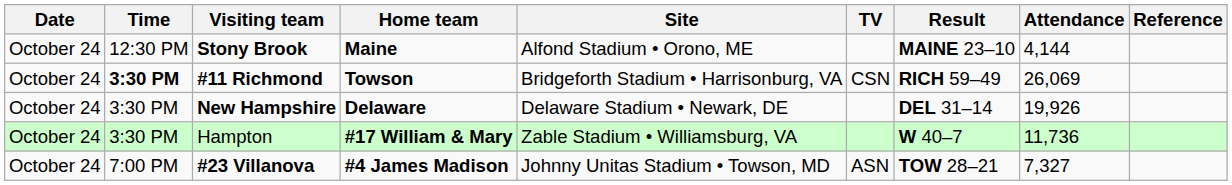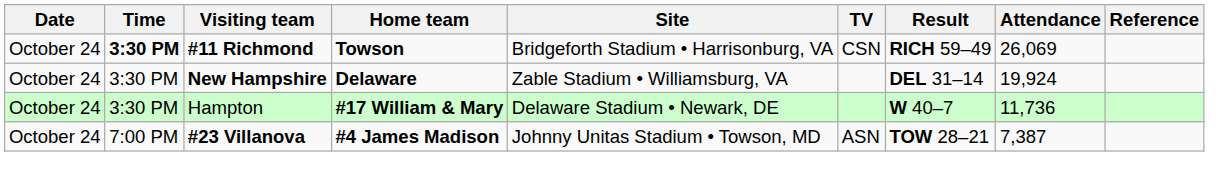- row: (252, 49)
(655, 108) Delaware Stadium • Newark, DE -> (650, 78) Zable Stadium • Williamsburg, VA
(1052, 108) 19,926 -> (1028, 78) 19,924
(659, 137) Zable Stadium • Williamsburg, VA -> (645, 108) Delaware Stadium • Newark, DE
(1047, 166) 7,327 -> (1023, 137) 7,387
